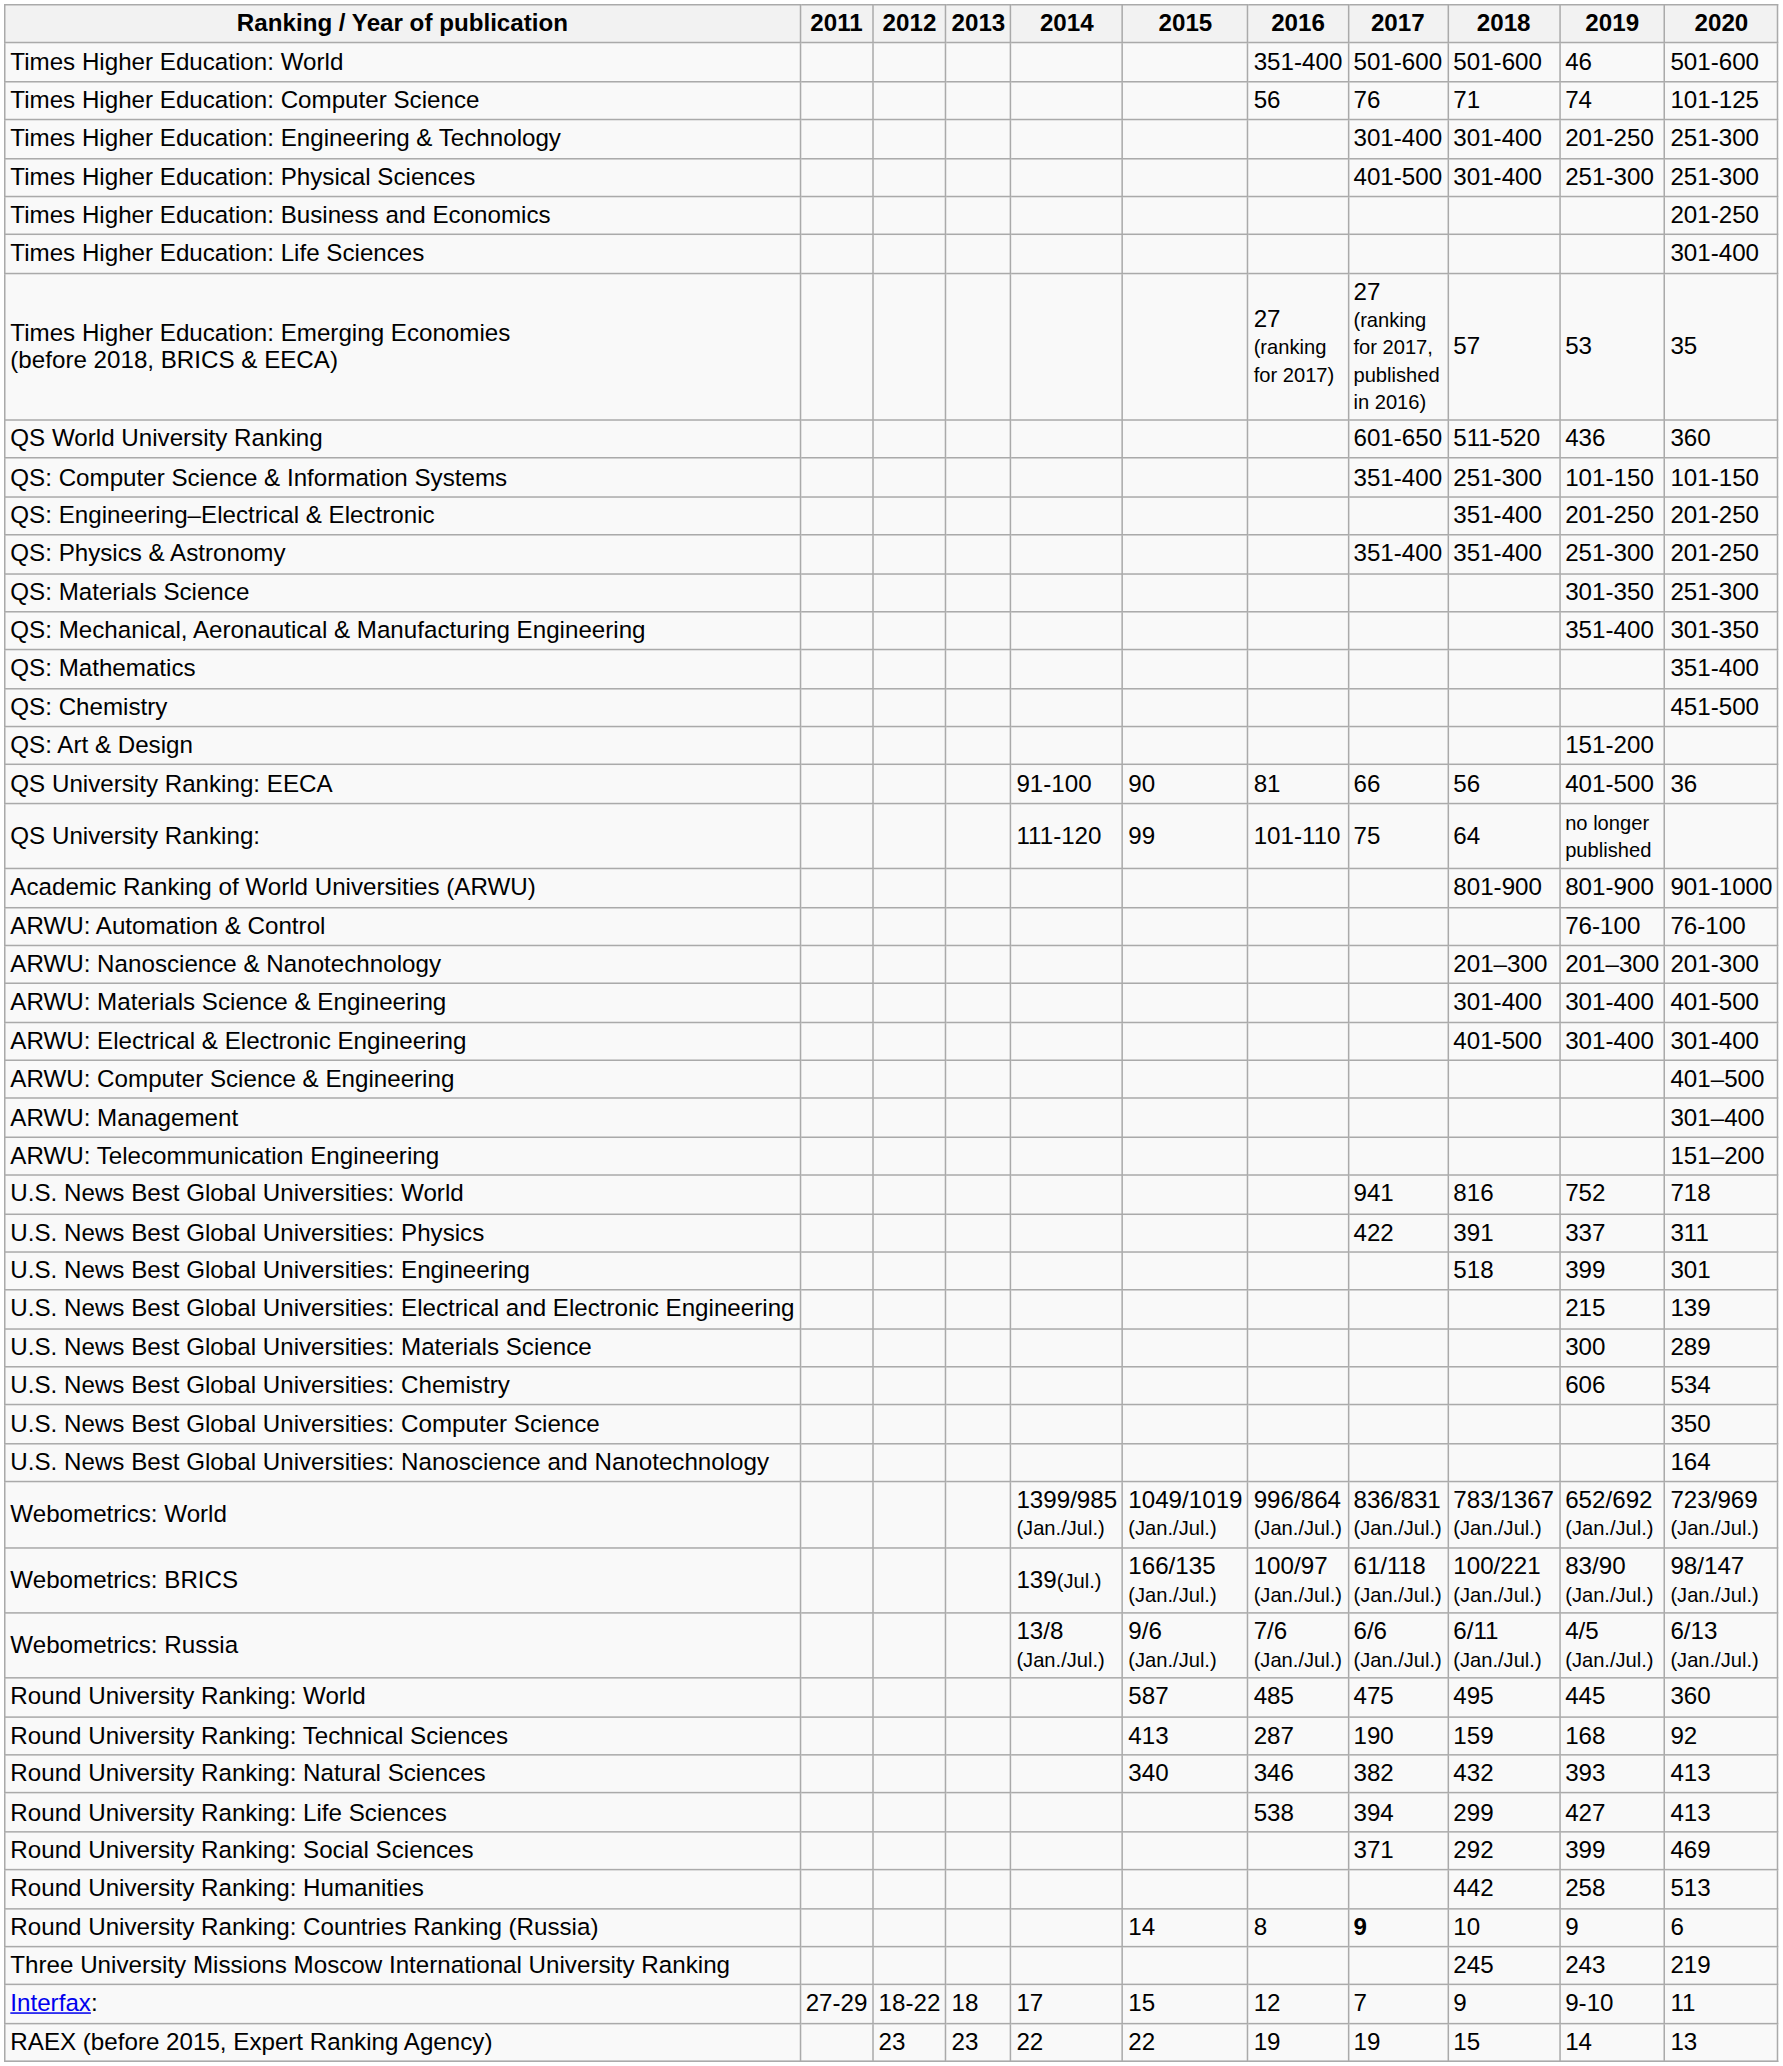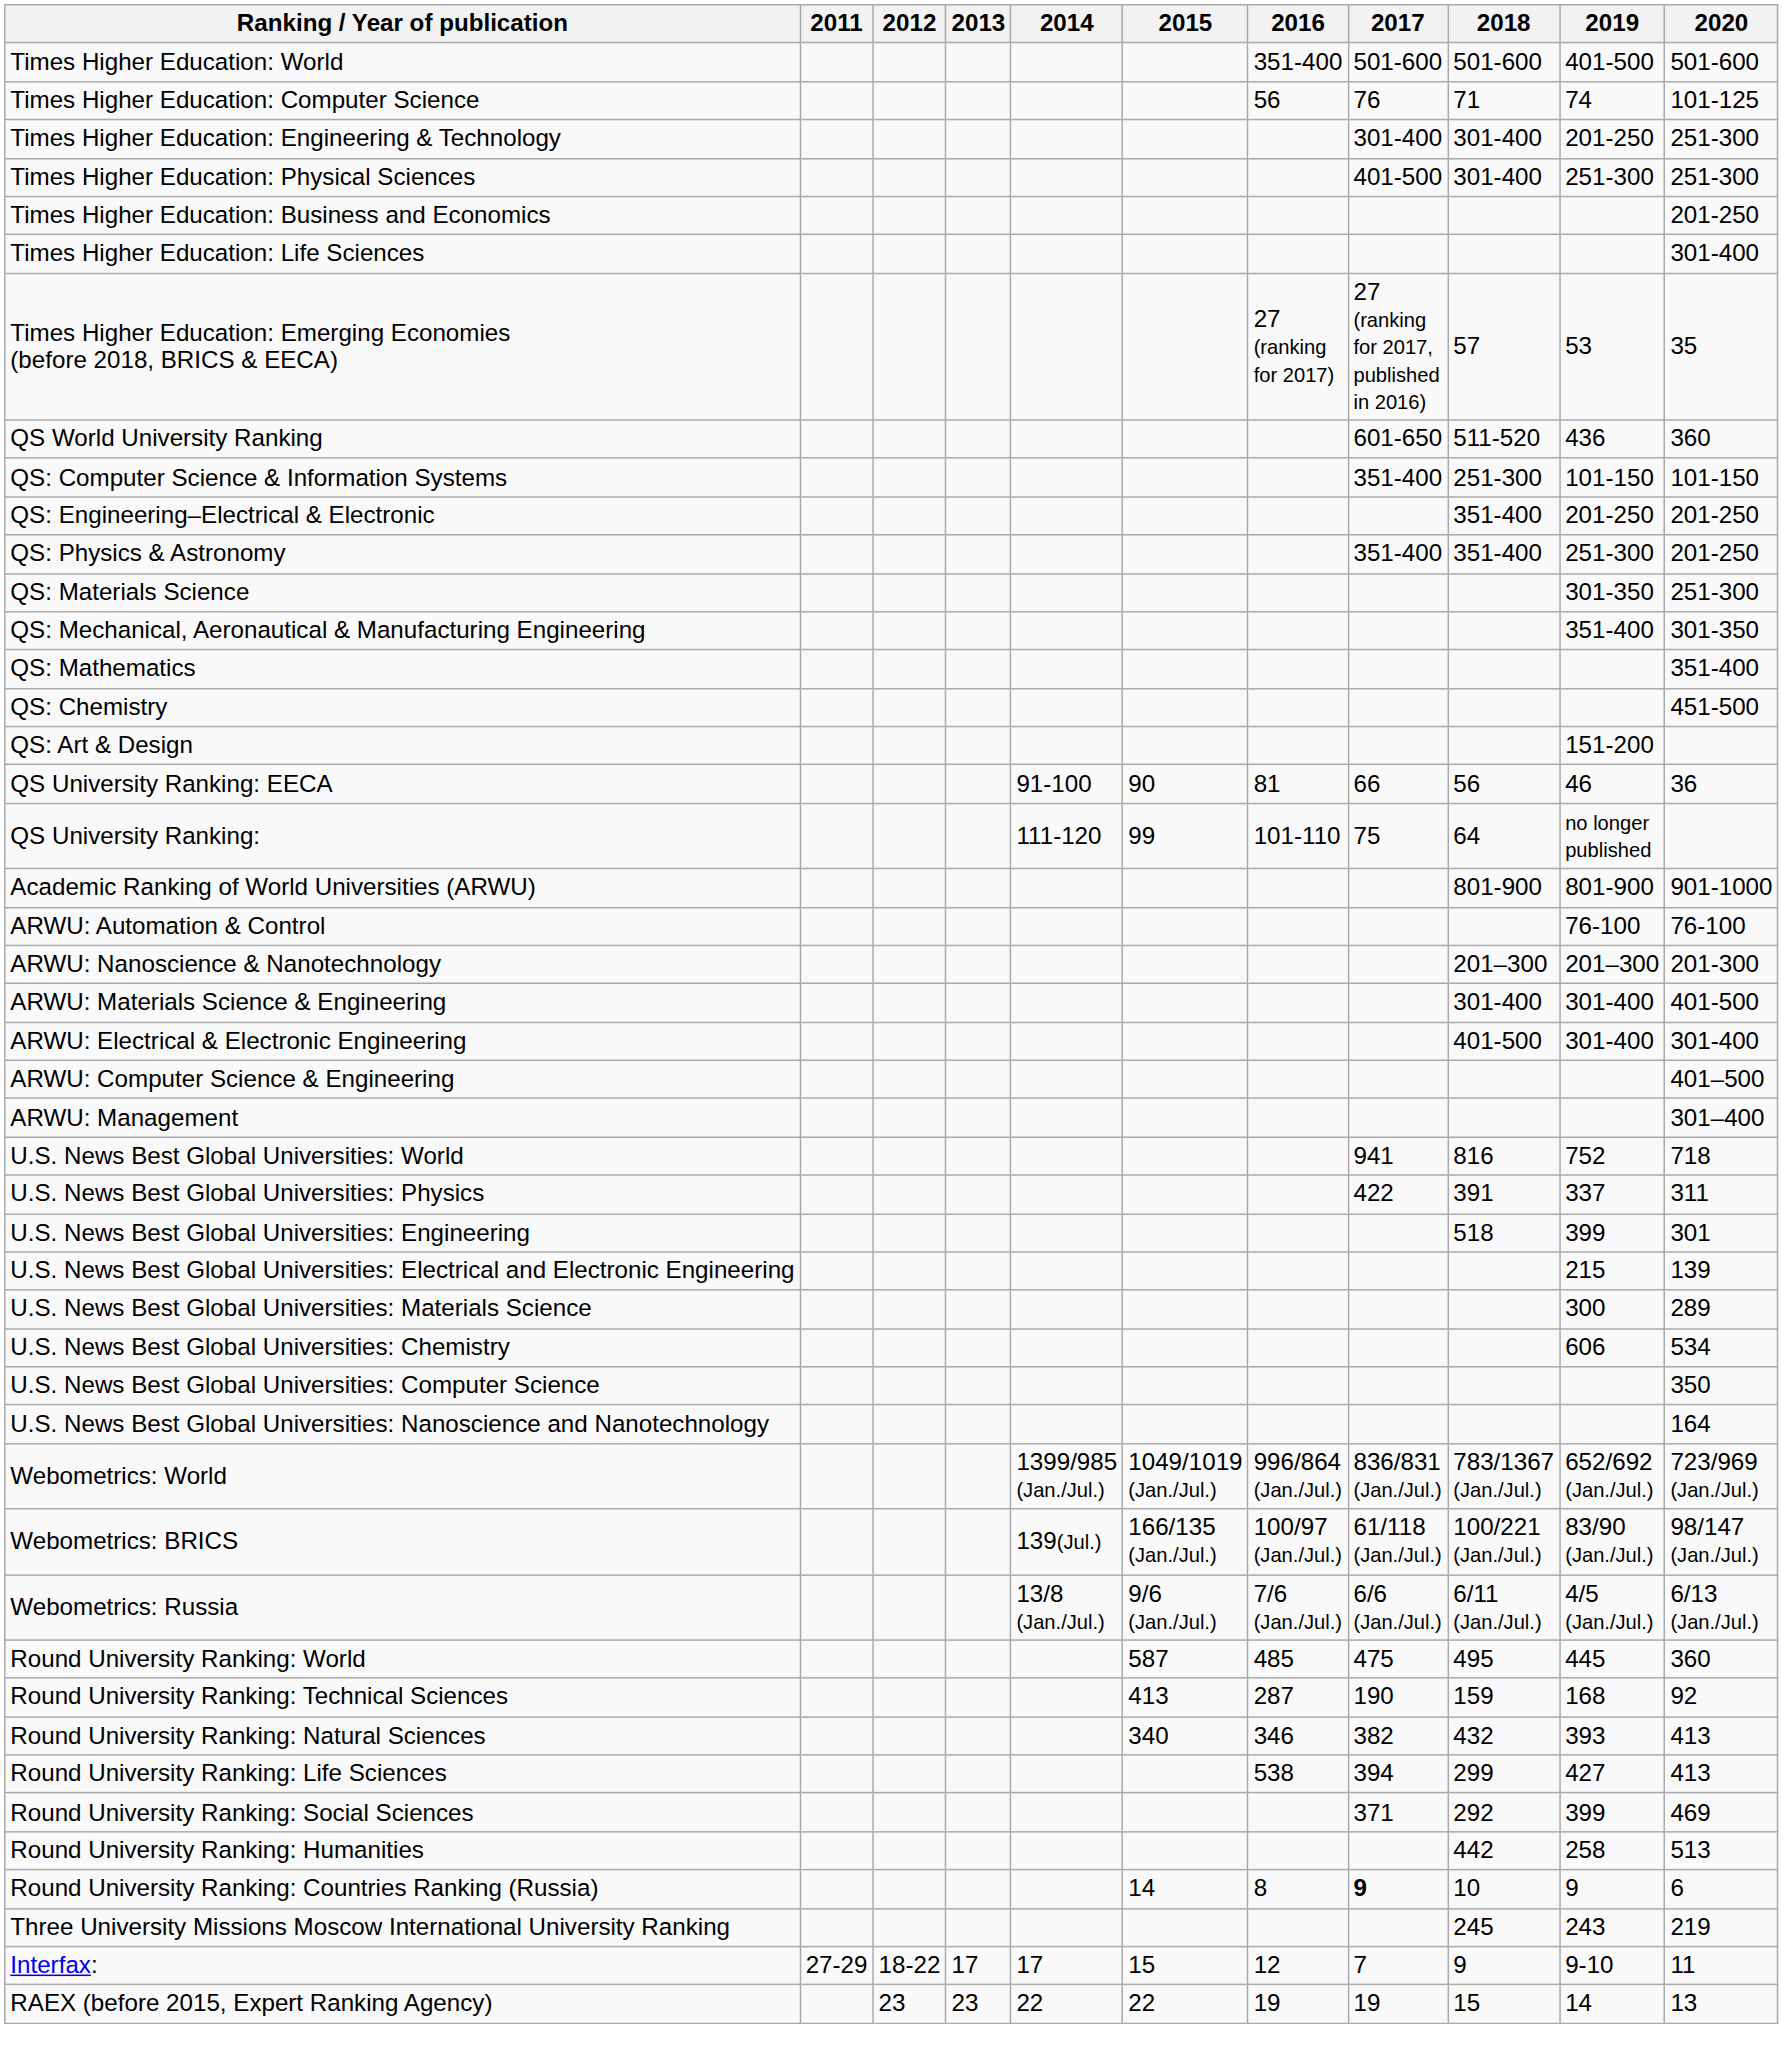(1579, 61) 46 -> (1610, 61) 401-500
(1610, 783) 401-500 -> (1579, 783) 46
- row: (225, 1155)
(965, 2003) 18 -> (965, 1965) 17
